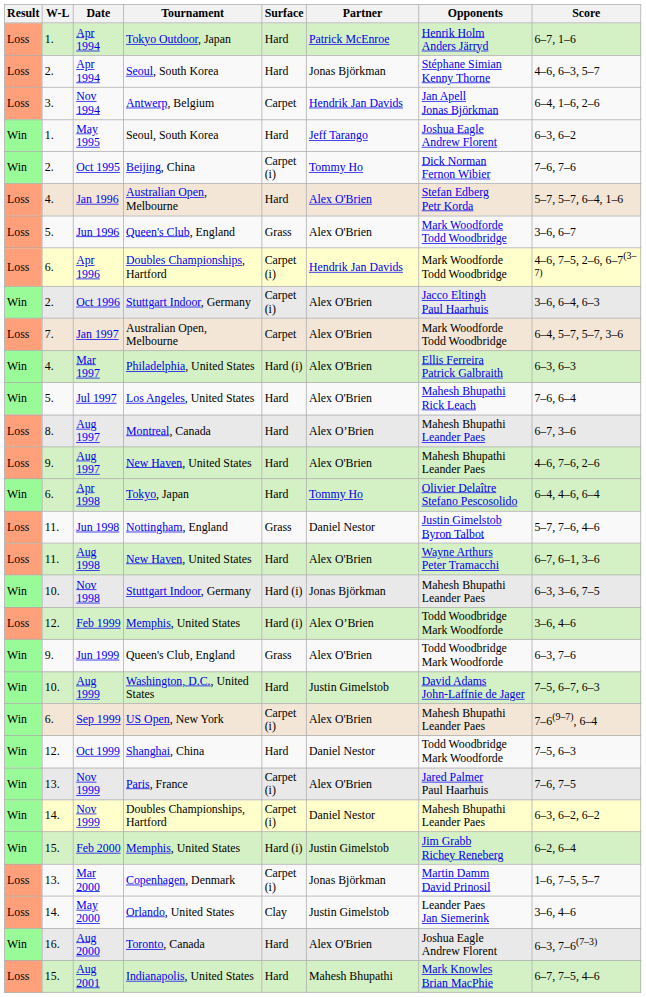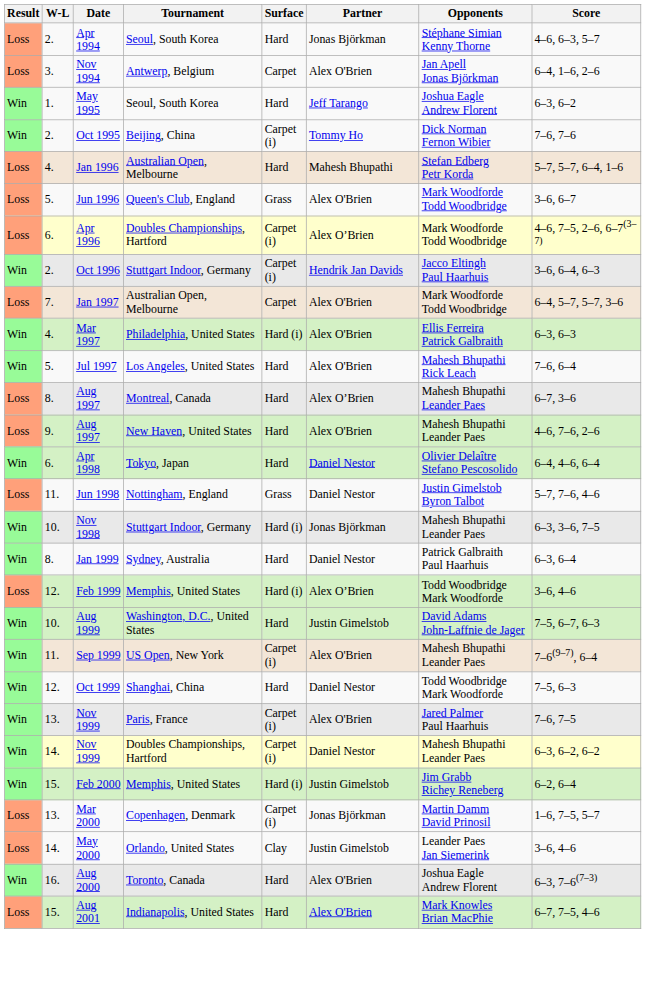- row: (88, 39)
(356, 103) Hendrik Jan Davids -> (340, 71) Alex O'Brien
(340, 199) Alex O'Brien -> (351, 167) Mahesh Bhupathi
(356, 267) Hendrik Jan Davids -> (341, 235) Alex O’Brien
(340, 302) Alex O'Brien -> (356, 270) Hendrik Jan Davids
(336, 495) Tommy Ho -> (342, 462) Daniel Nestor
- row: (88, 559)
+ row: (97, 559)
- row: (98, 655)
(49, 719) 6. -> (52, 655) 11.
(351, 976) Mahesh Bhupathi -> (340, 912) Alex O'Brien
